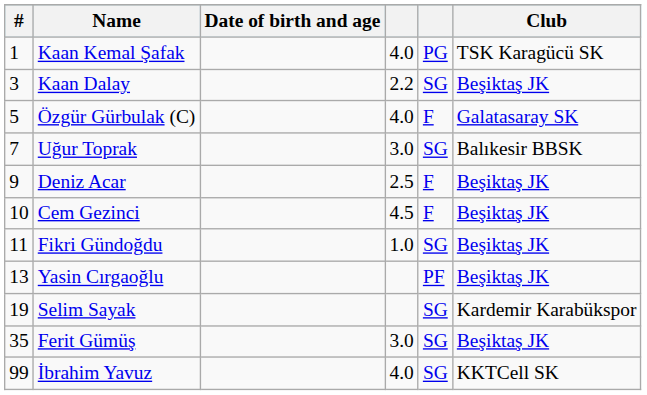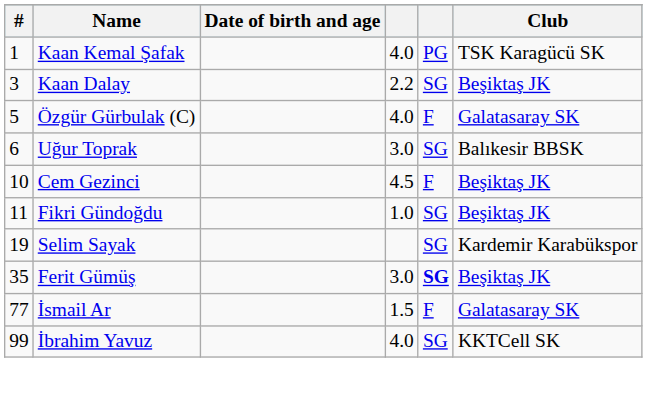(14, 149) 7 -> (14, 149) 6
- row: (82, 181)
- row: (101, 277)
(435, 341) normal -> (436, 277) bold
+ row: (74, 309)
